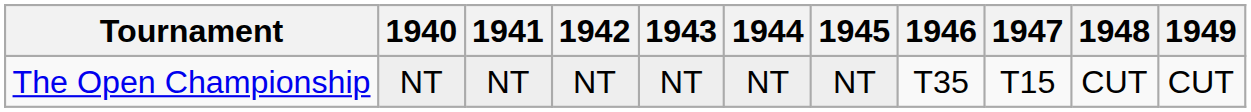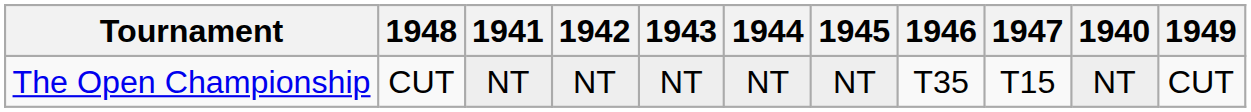columns swapped: (421, 31) <-> (1114, 31)
